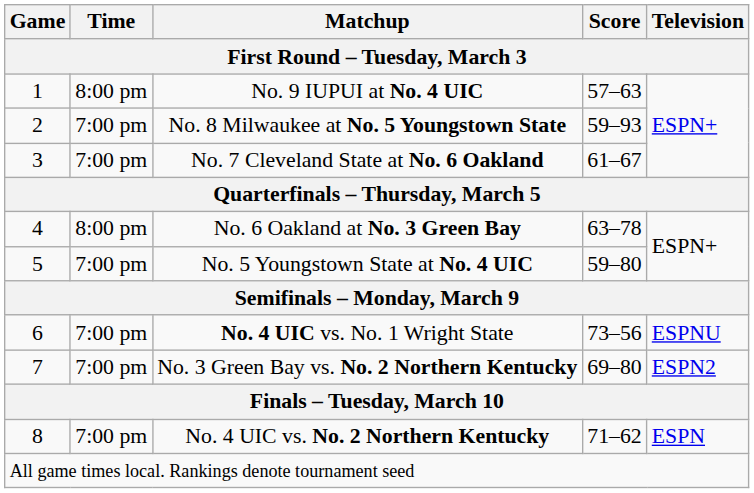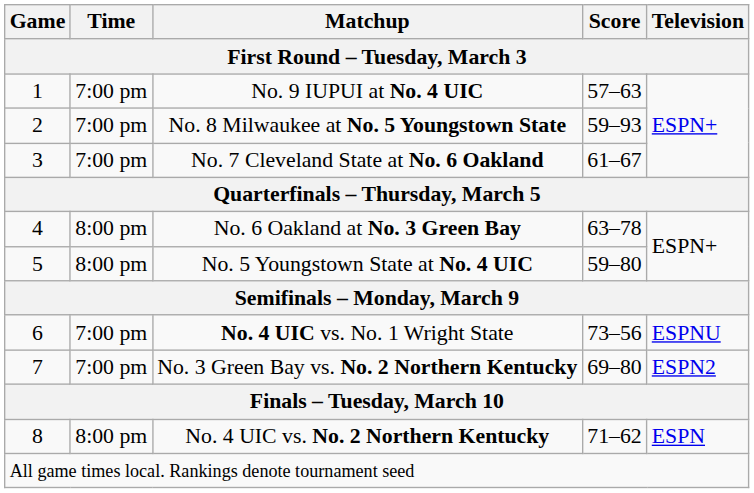(111, 90) 8:00 pm -> (111, 90) 7:00 pm
(111, 263) 7:00 pm -> (111, 263) 8:00 pm
(111, 435) 7:00 pm -> (111, 435) 8:00 pm
